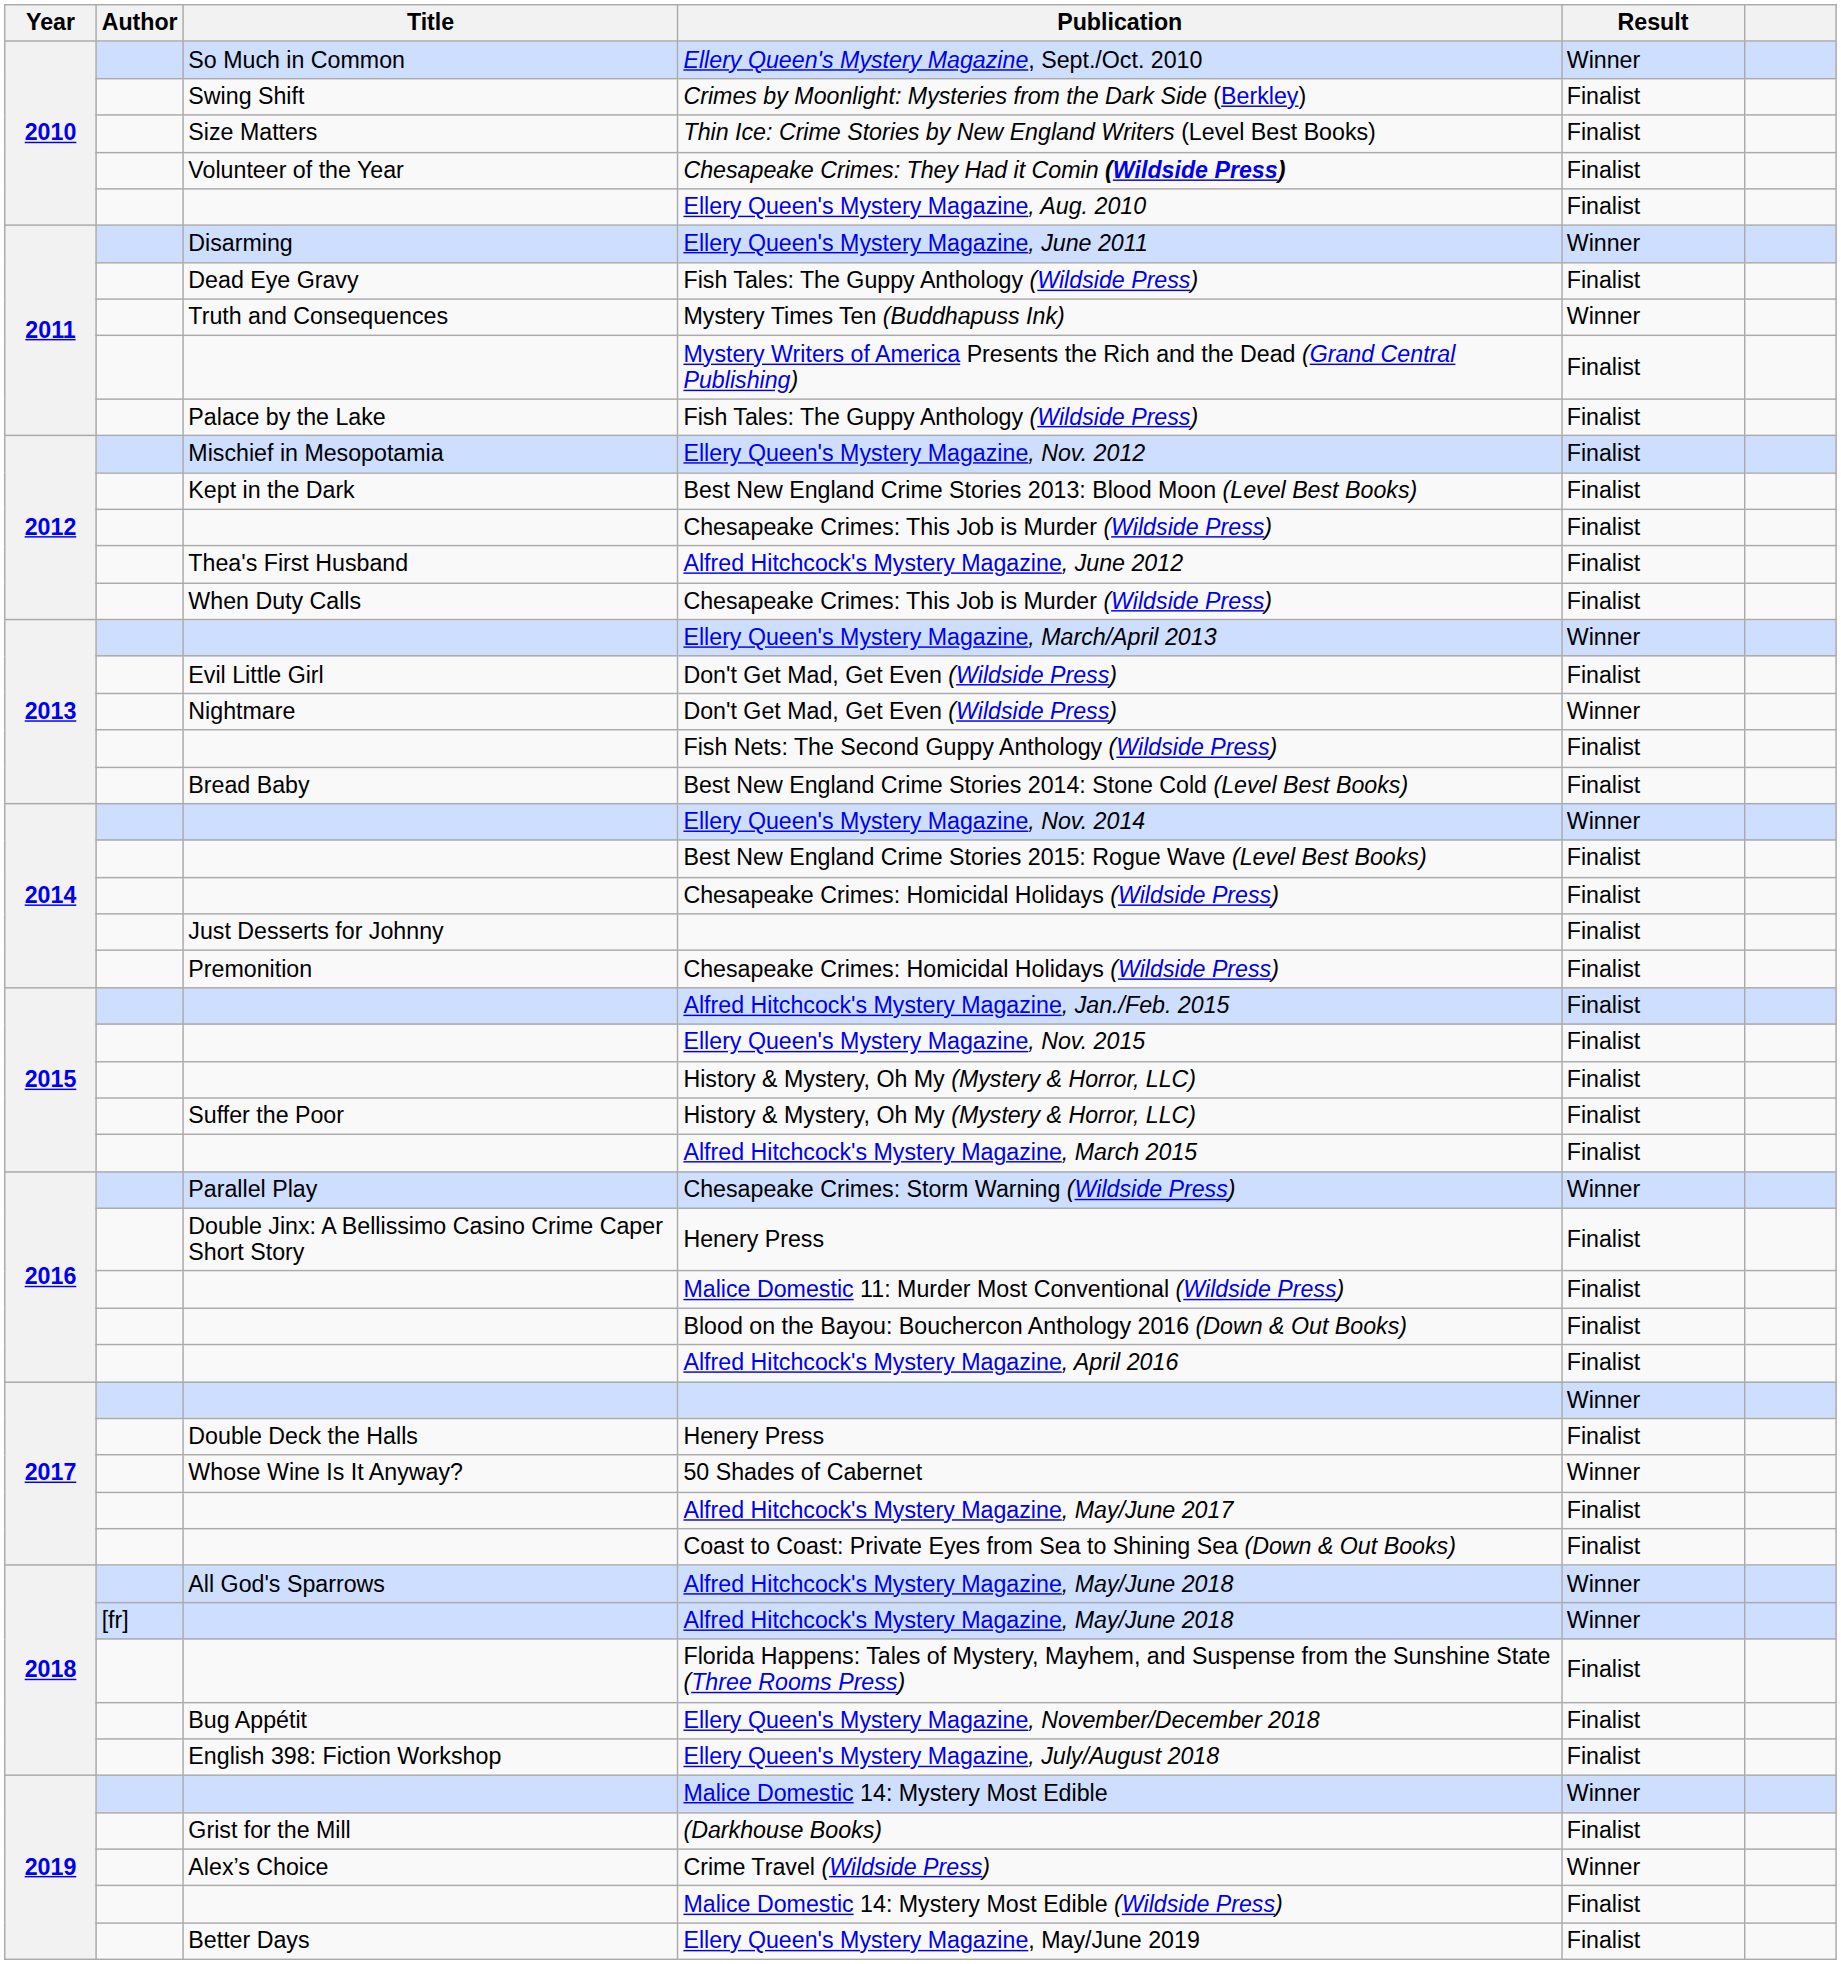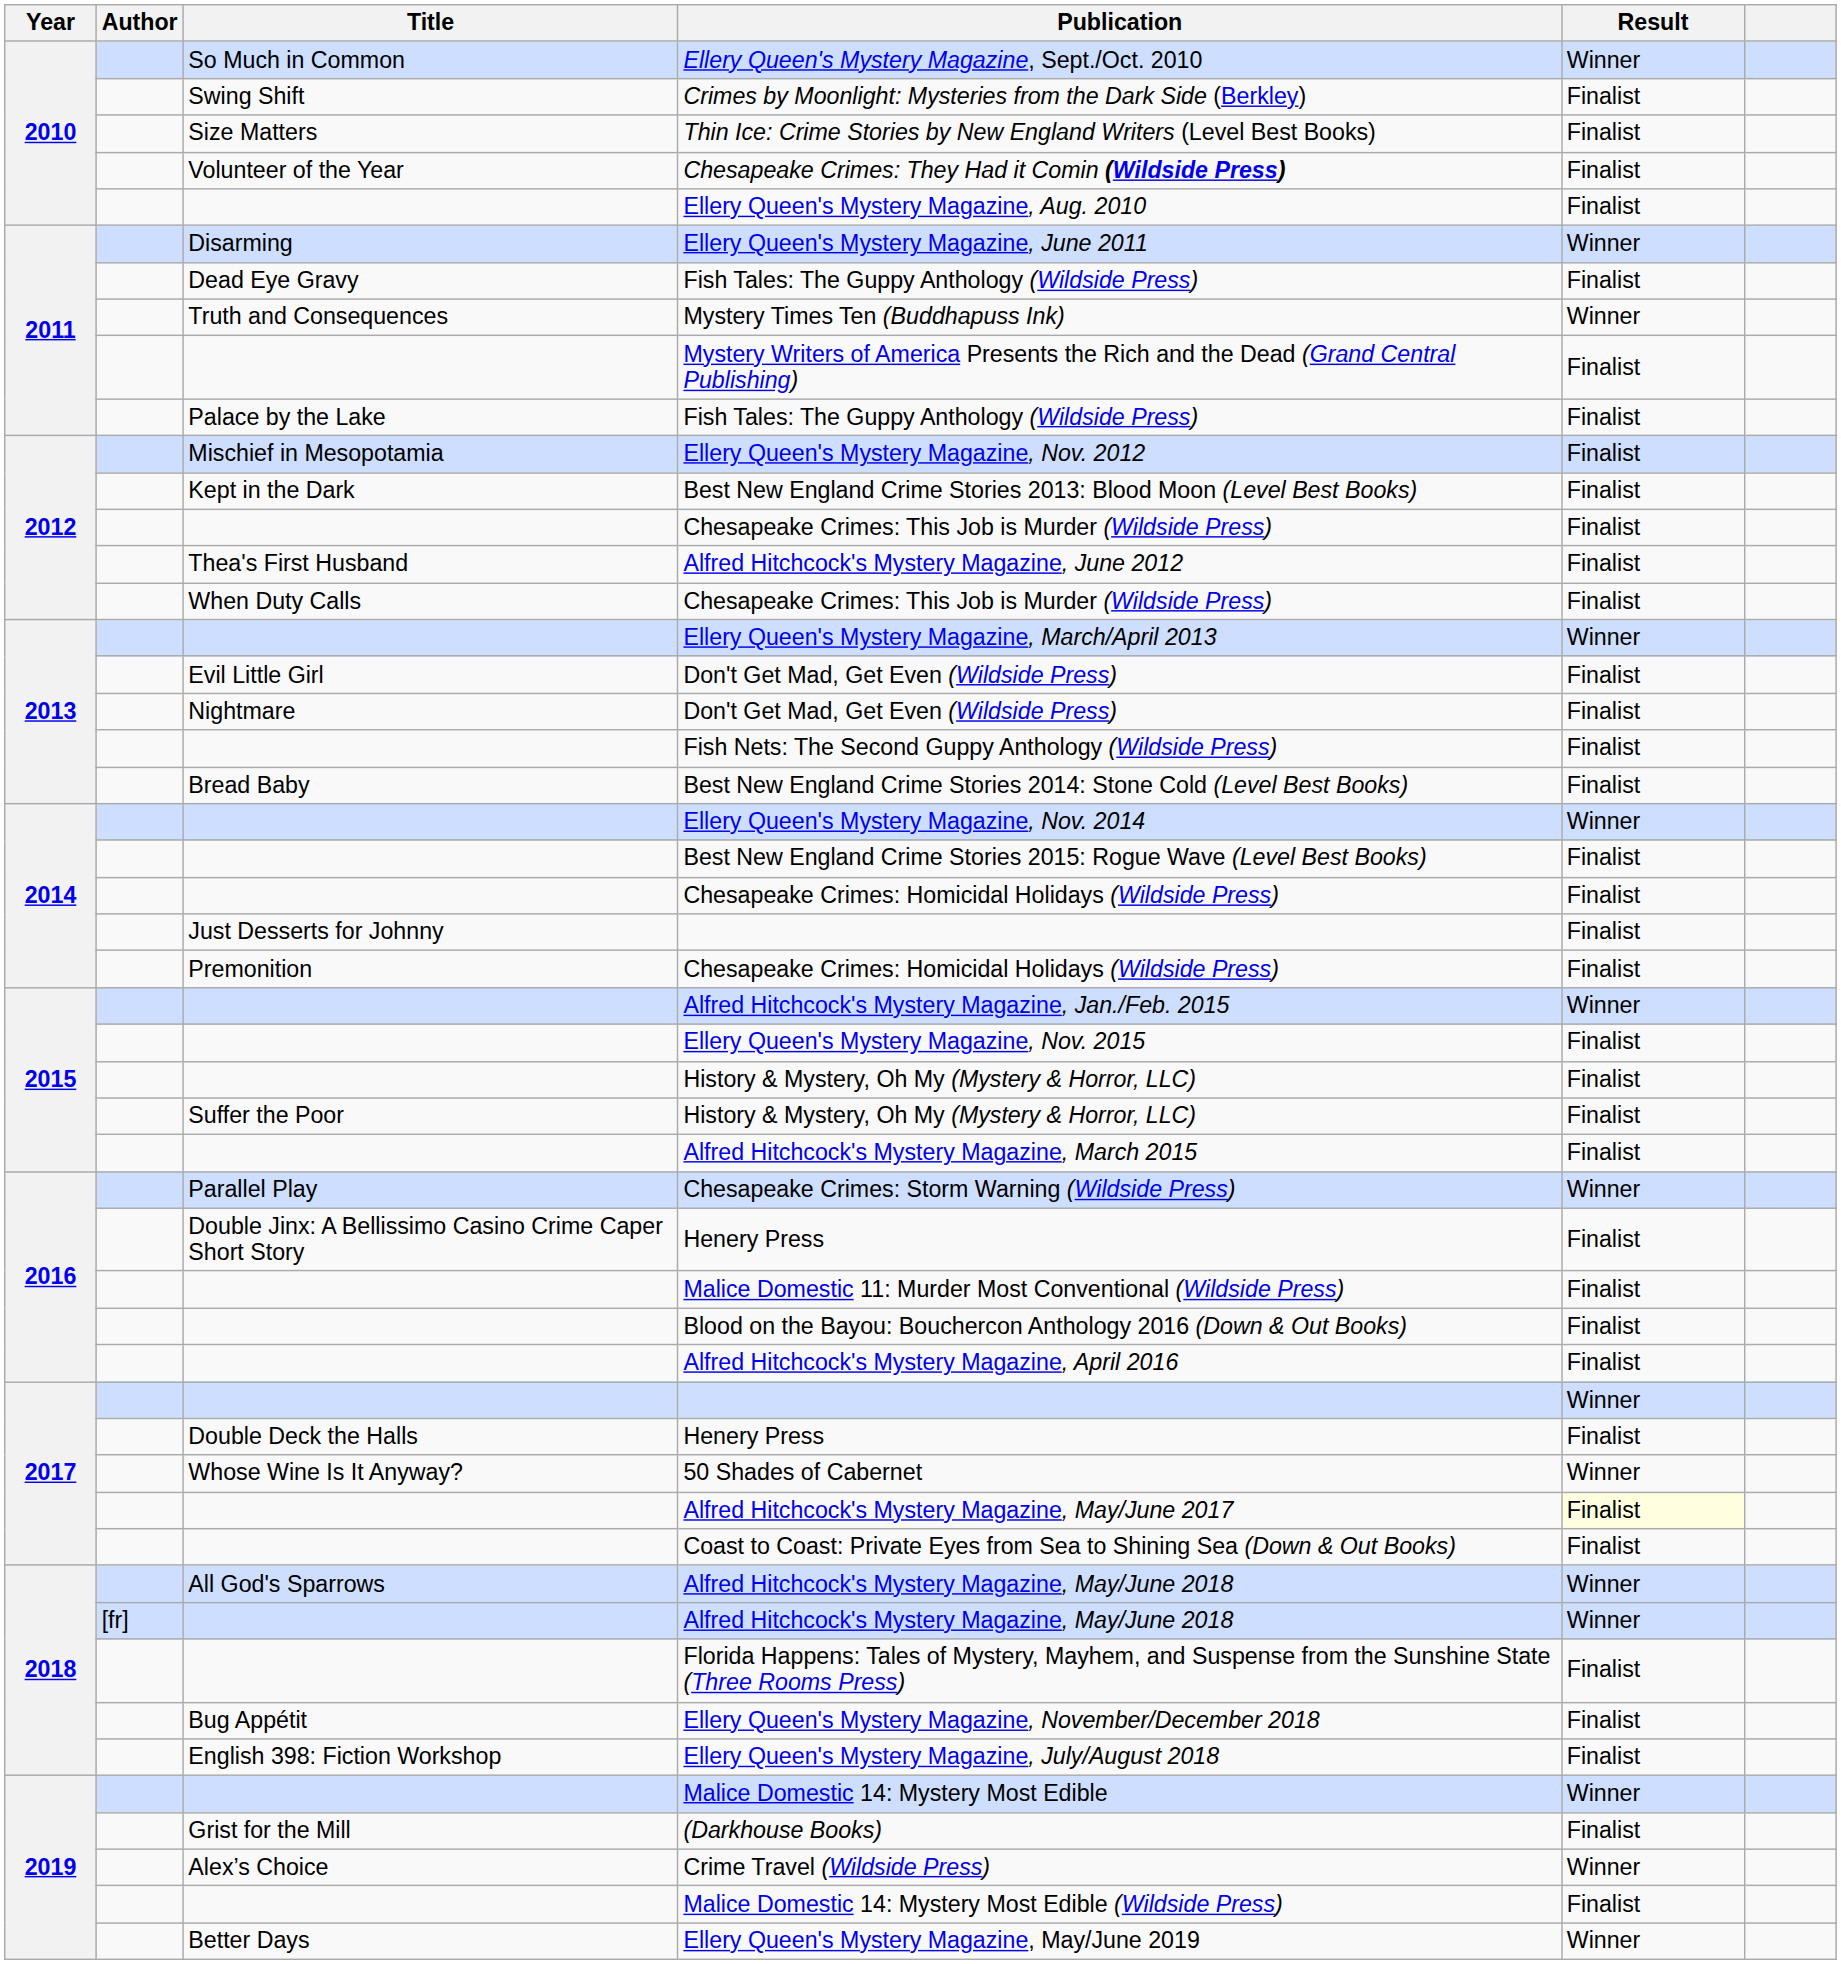(1603, 711) Winner -> (1603, 711) Finalist
(1603, 1005) Finalist -> (1603, 1005) Winner
(1603, 1510) no background -> (1603, 1510) lightyellow background
(1603, 1940) Finalist -> (1603, 1940) Winner
